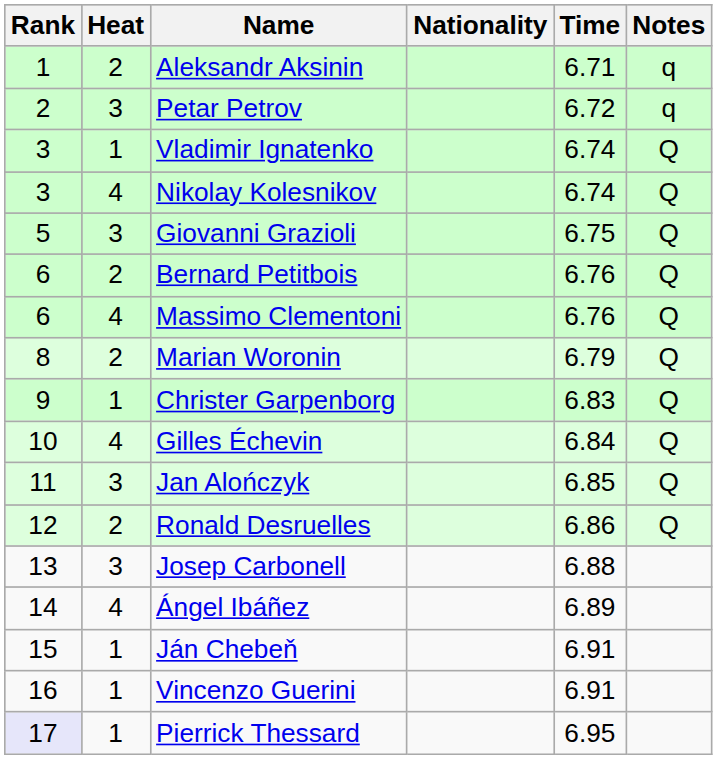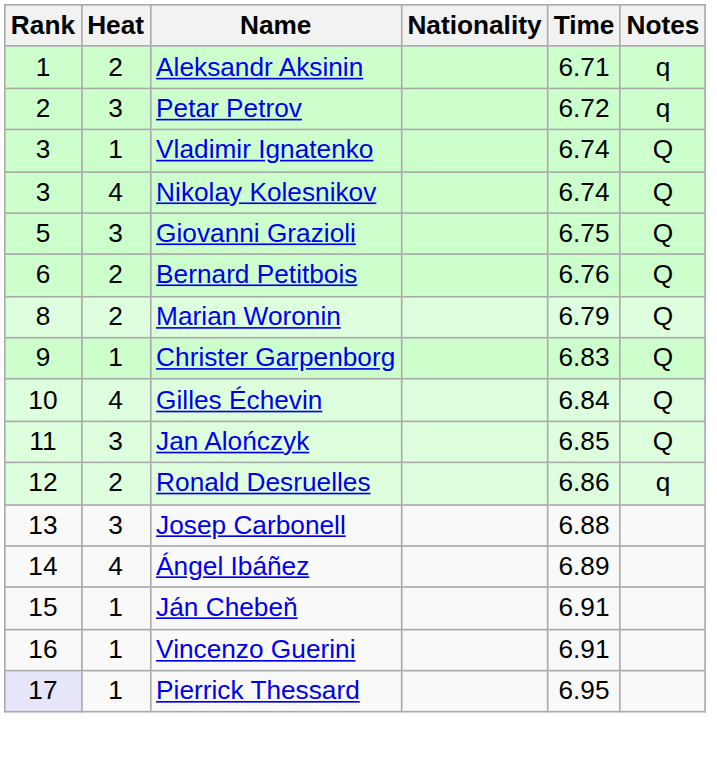- row: (279, 316)
(669, 524) Q -> (663, 483) q
